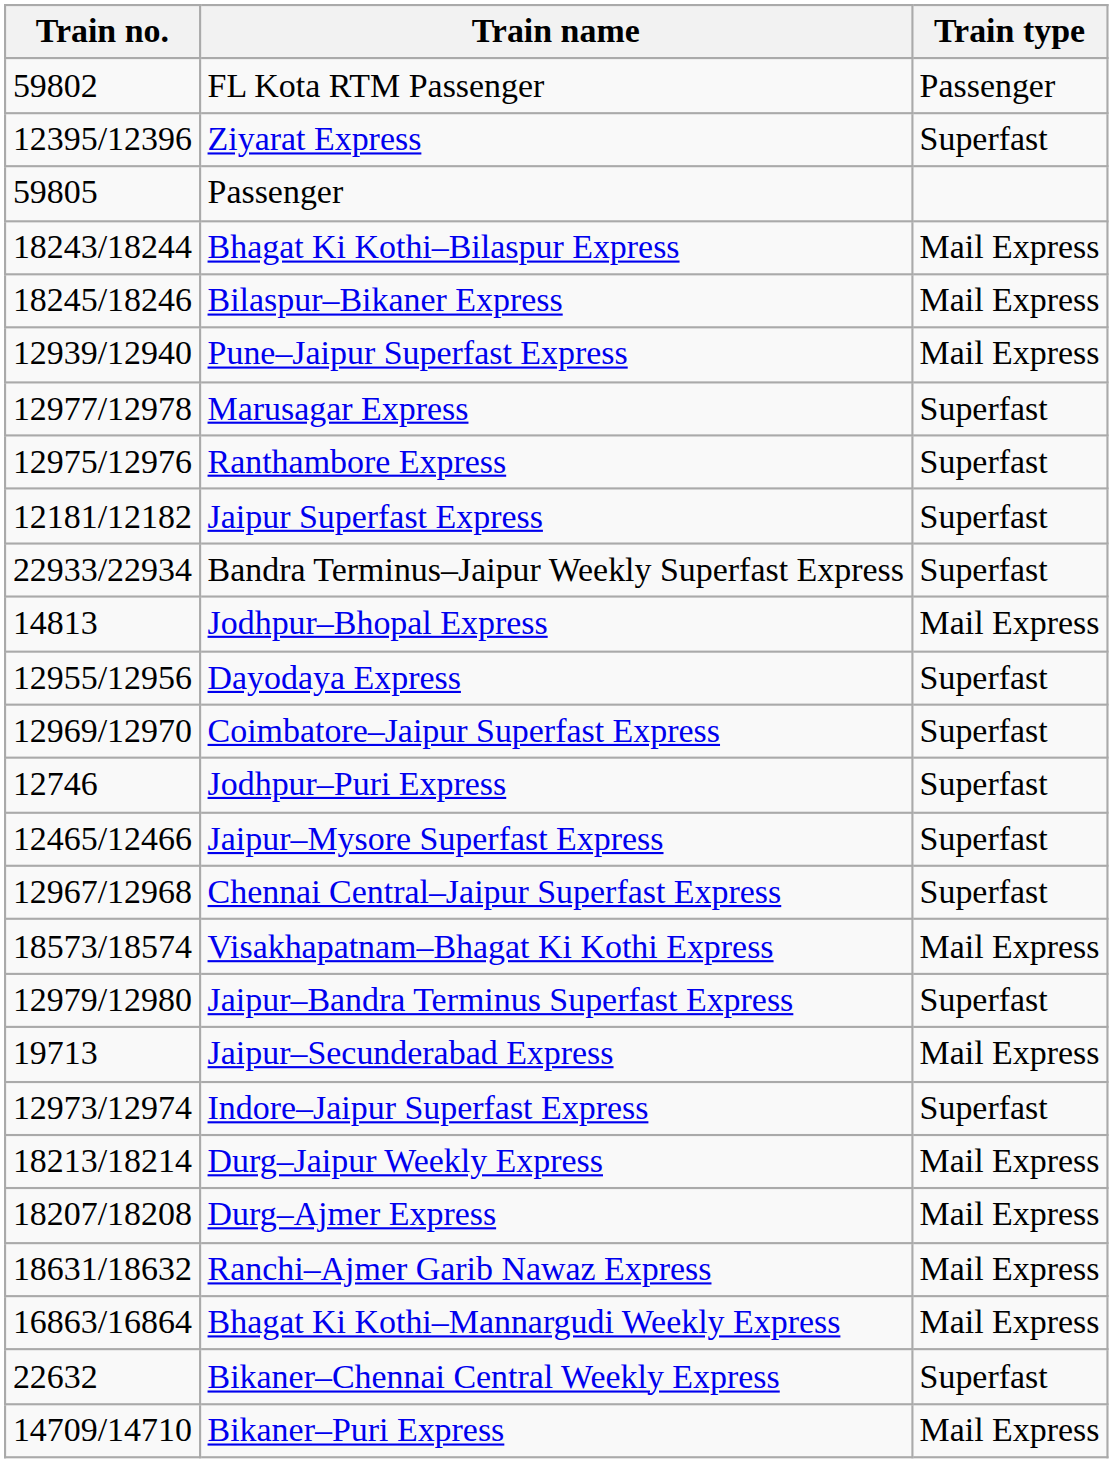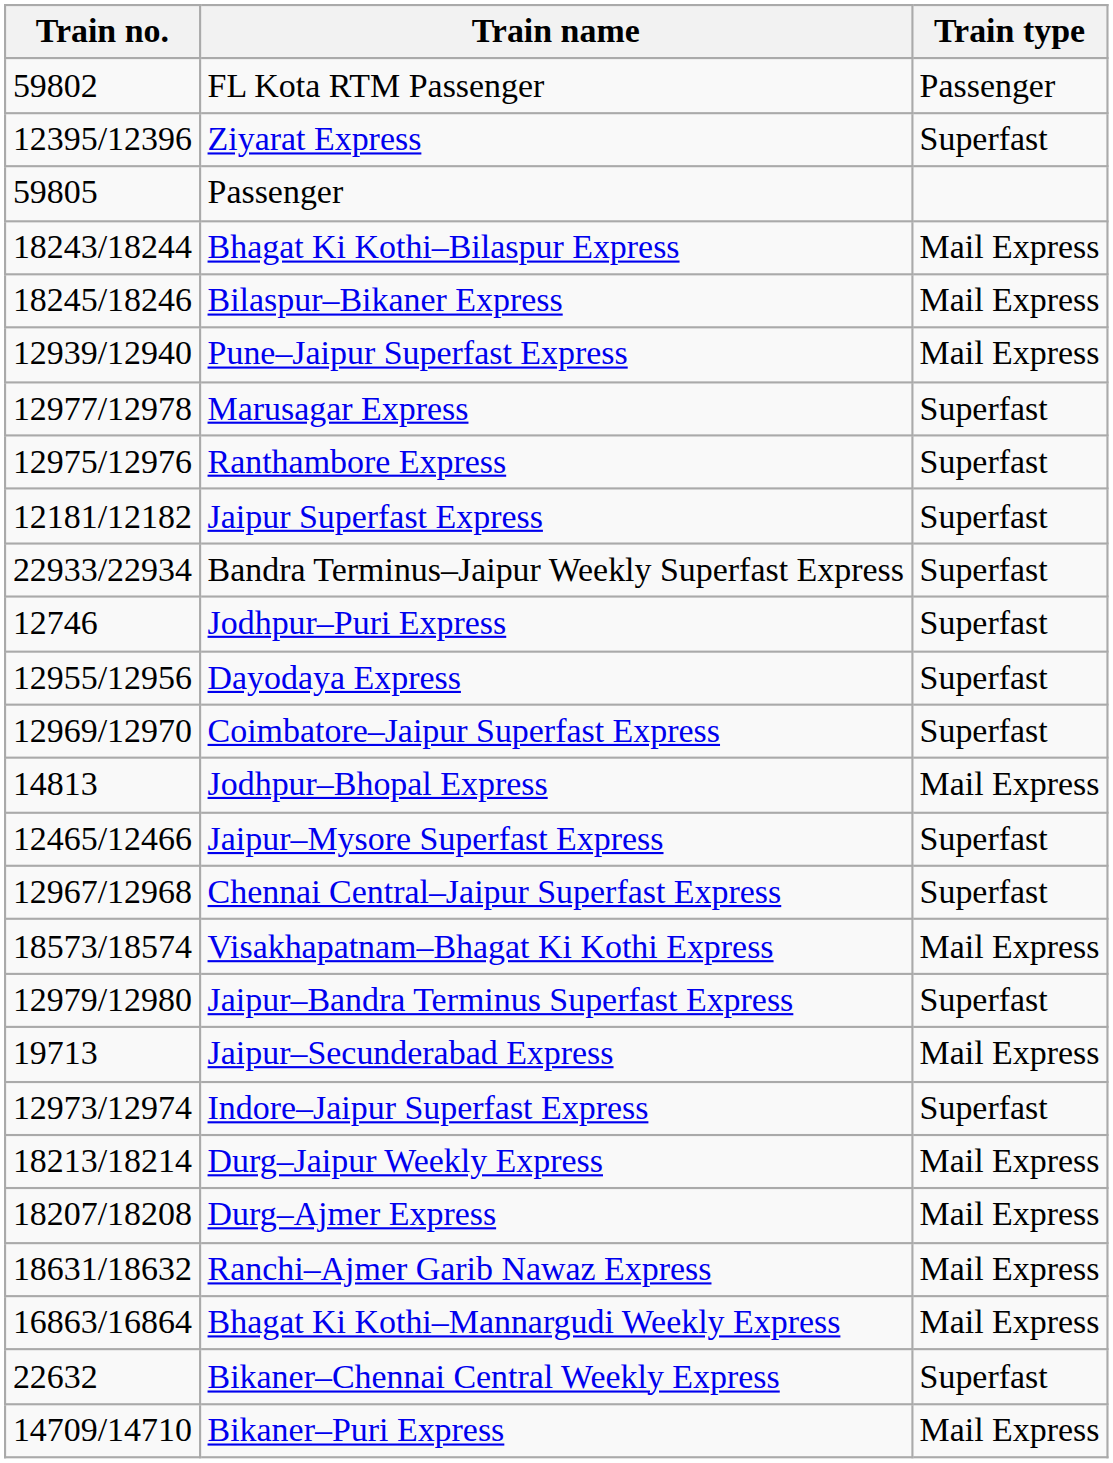rows swapped: (378, 623) <-> (357, 784)
